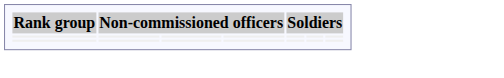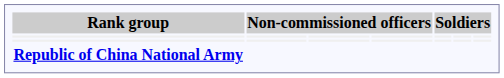+ row: (128, 54)
